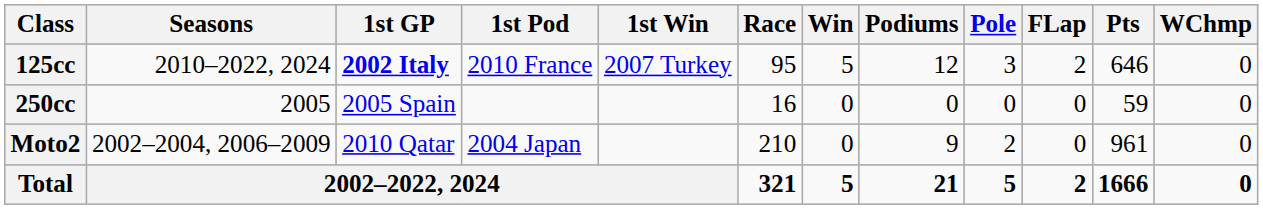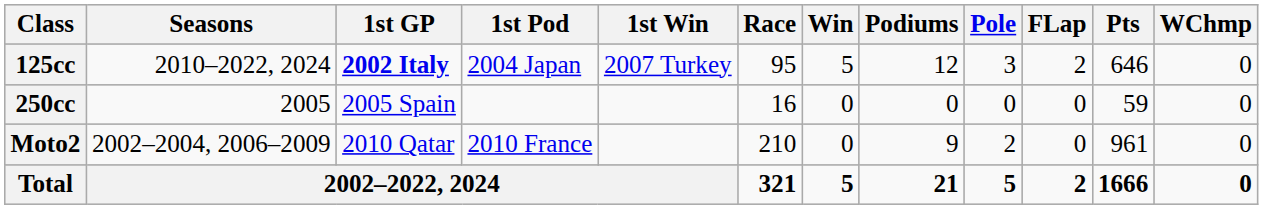(530, 64) 2010 France -> (524, 64) 2004 Japan
(524, 143) 2004 Japan -> (530, 143) 2010 France
